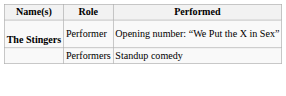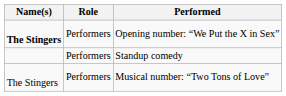(86, 34) Performer -> (88, 34) Performers
+ row: (192, 77)
